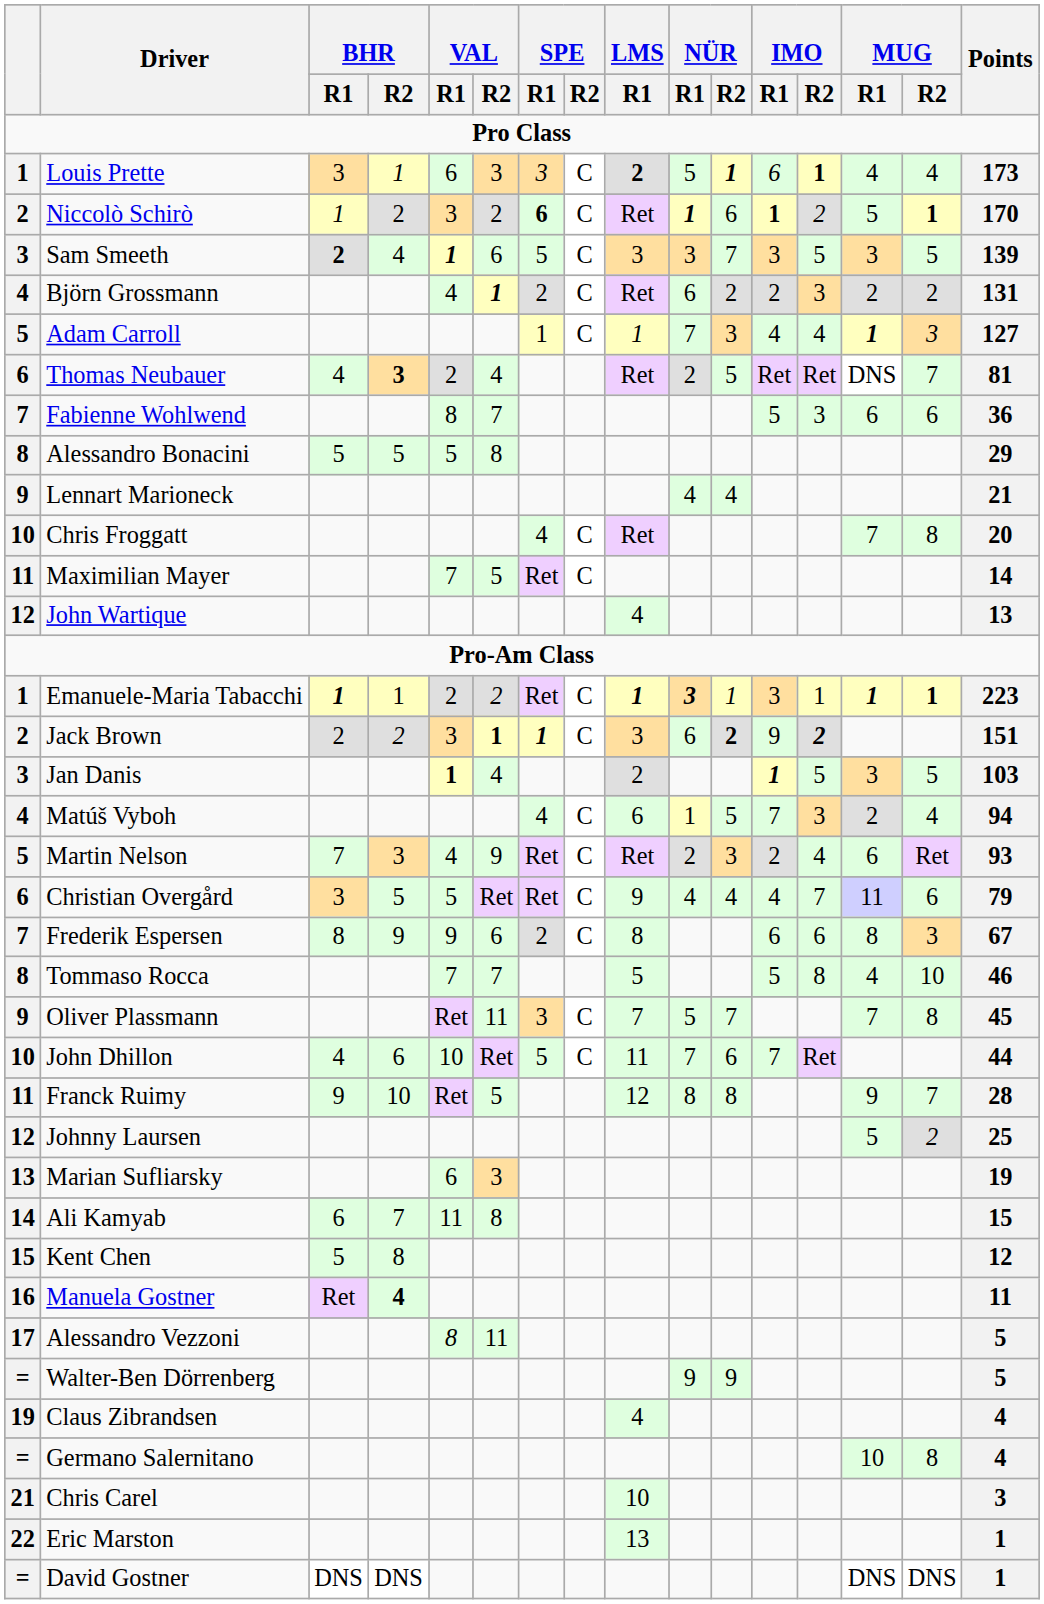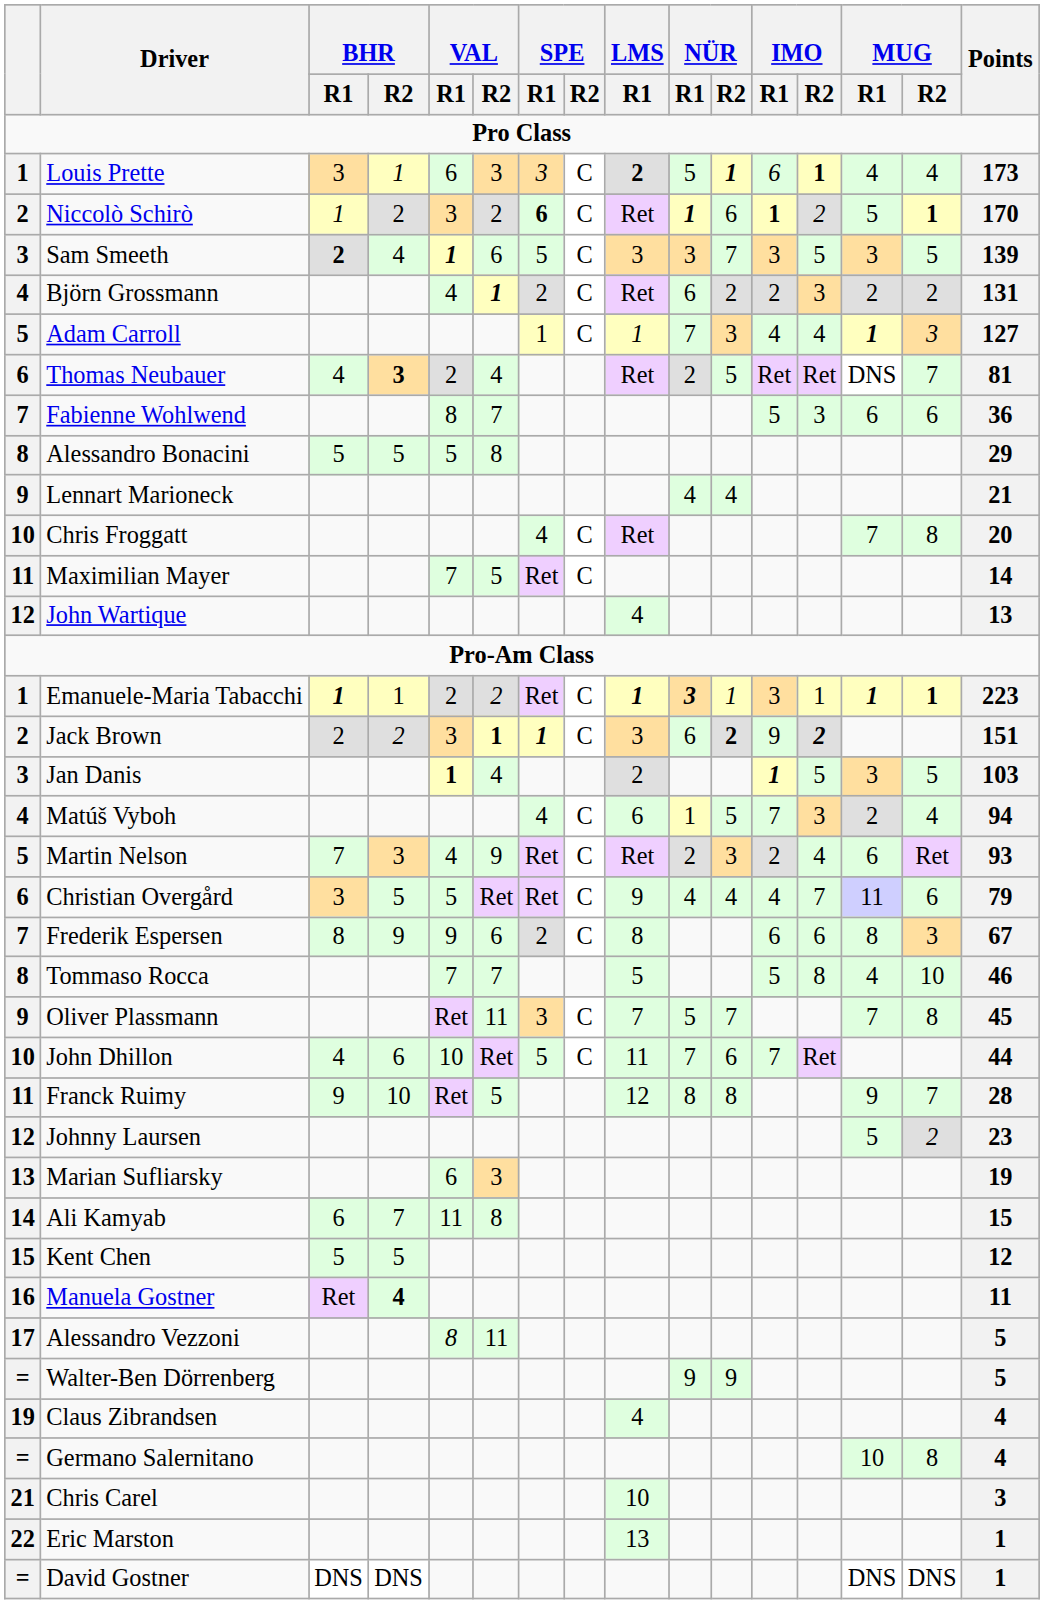(1000, 1137) 25 -> (1000, 1137) 23
(399, 1257) 8 -> (399, 1257) 5
